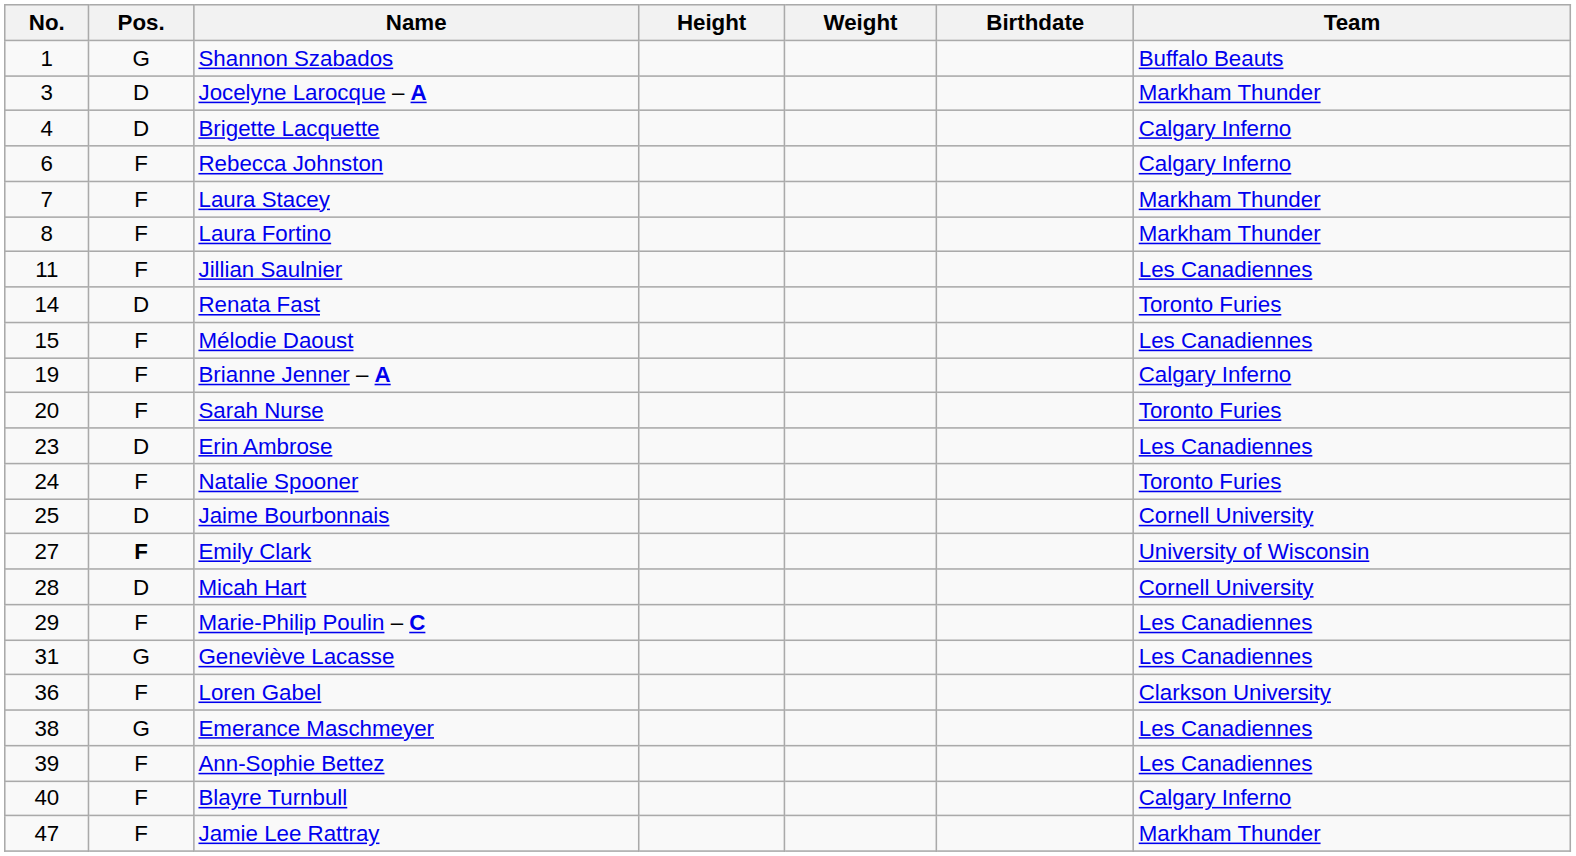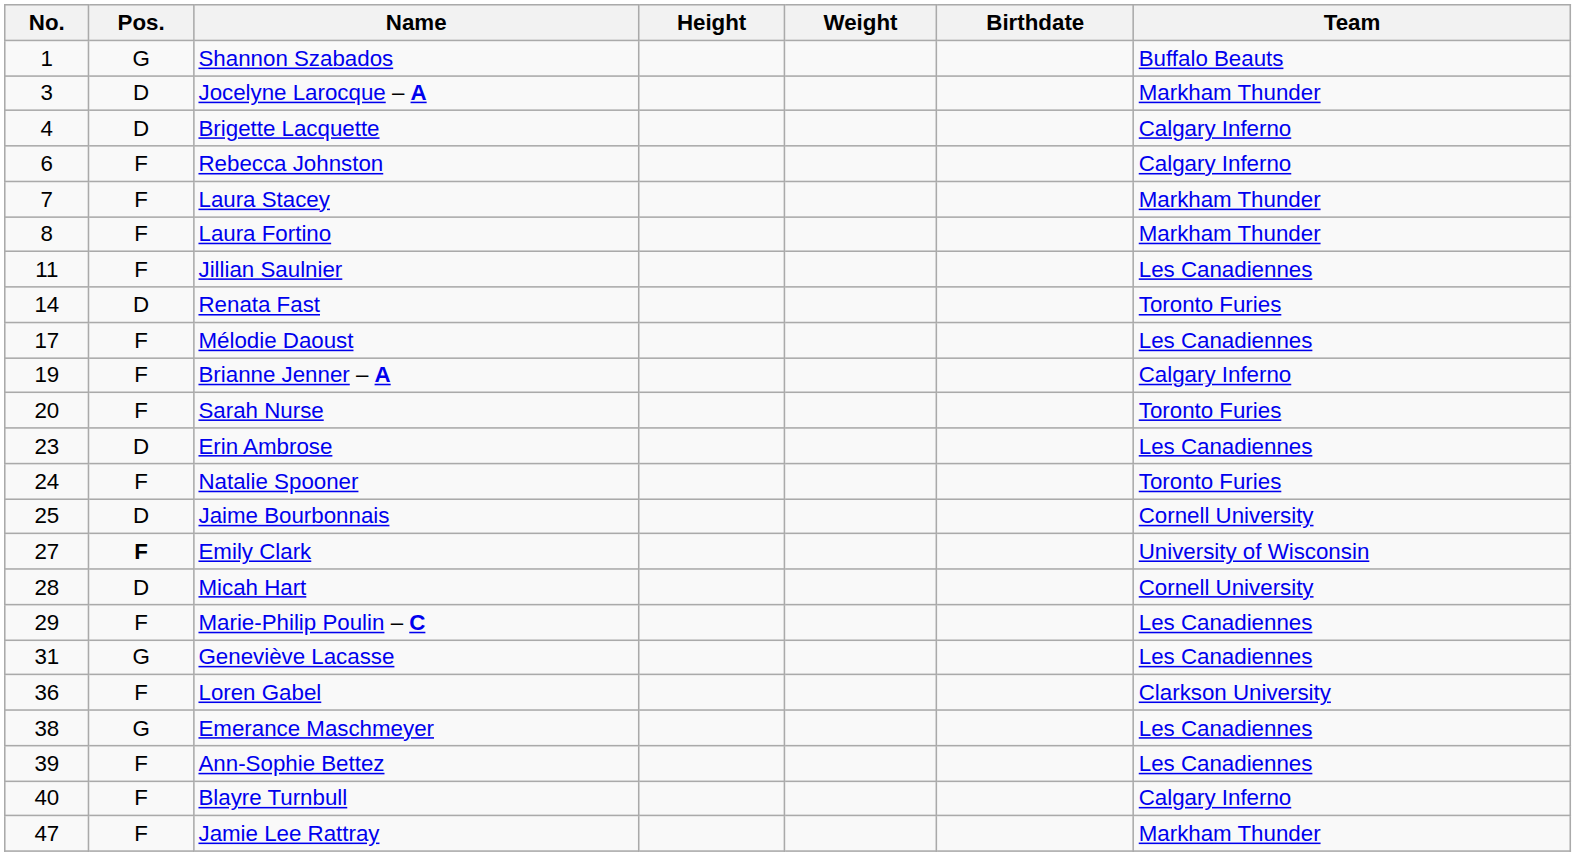(47, 340) 15 -> (47, 340) 17
